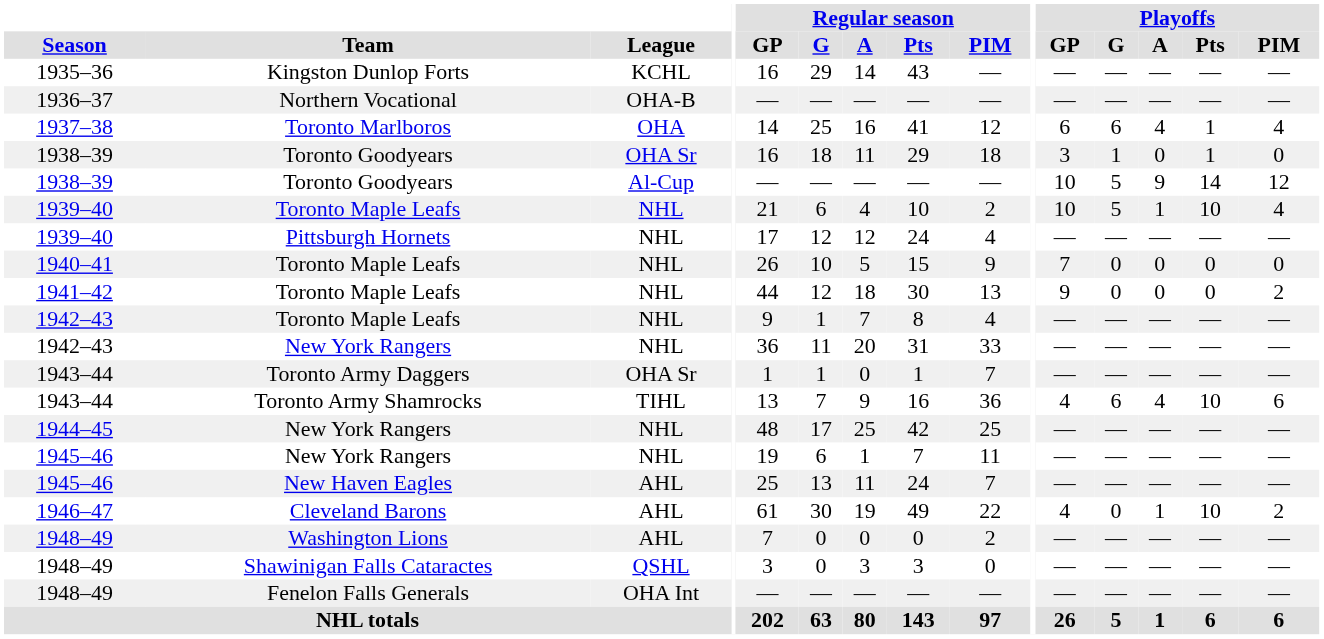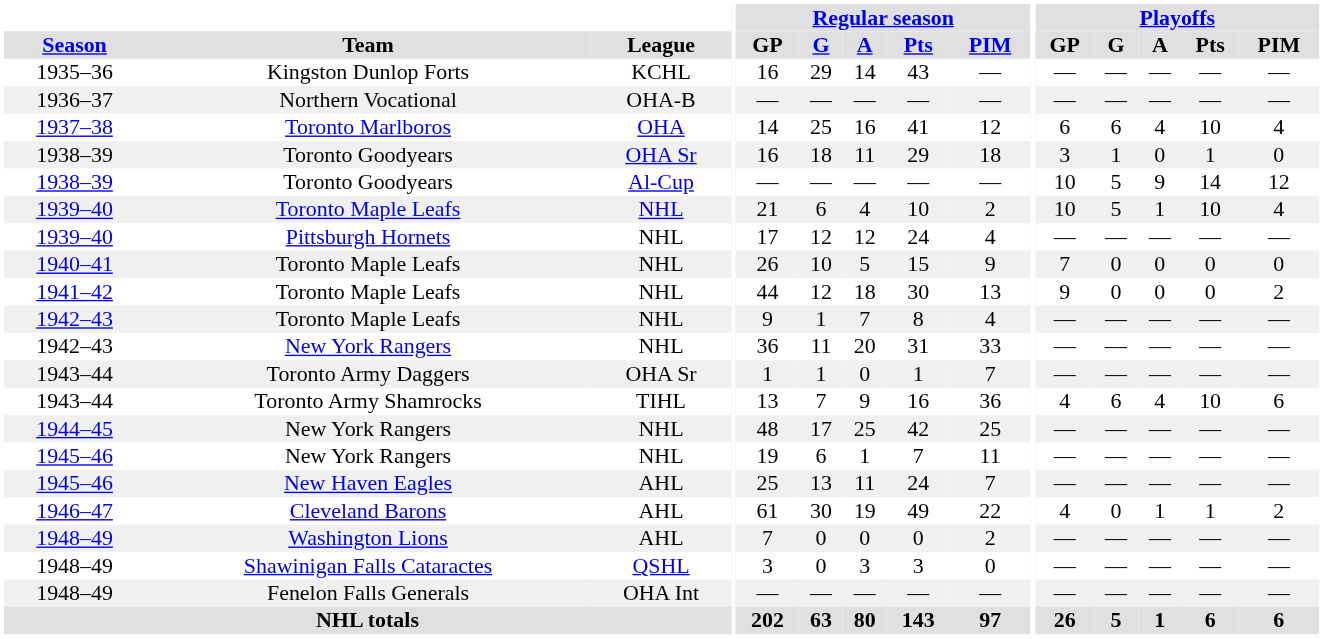(1210, 127) 1 -> (1210, 127) 10
(1210, 510) 10 -> (1210, 510) 1
